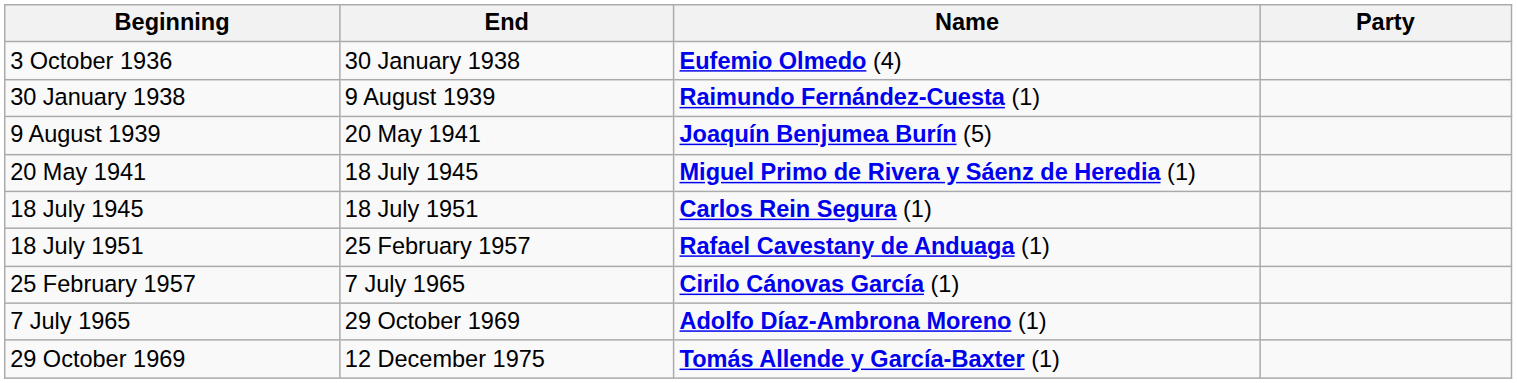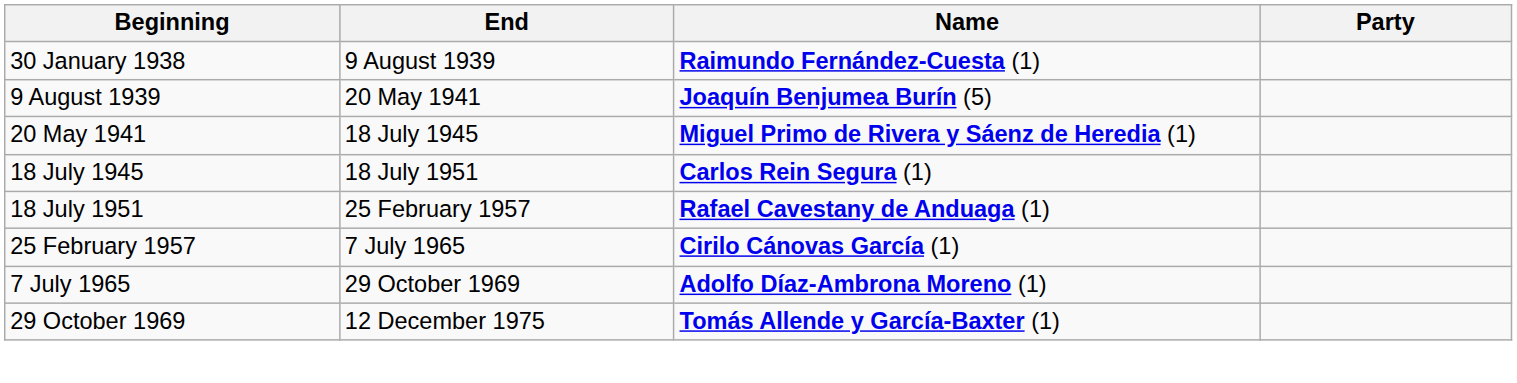- row: (91, 60)
